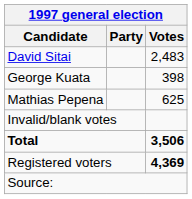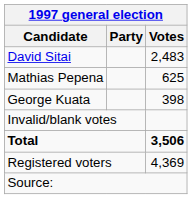rows swapped: (55, 99) <-> (49, 78)
(167, 162) bold -> (167, 162) normal
